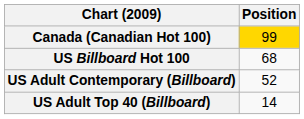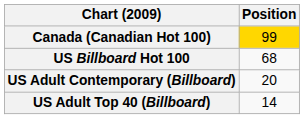(269, 80) 52 -> (269, 80) 20
